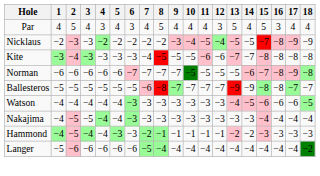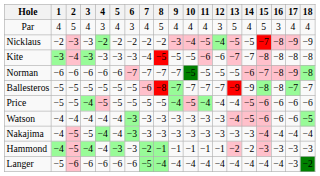+ row: (16, 103)
(293, 149) −4 -> (293, 164) −3
